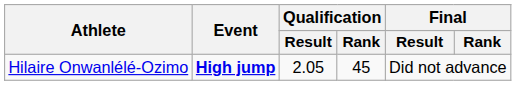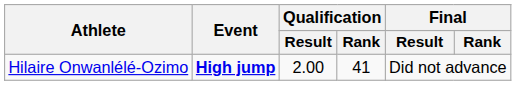(308, 68) 2.05 -> (308, 68) 2.00
(361, 68) 45 -> (361, 68) 41
